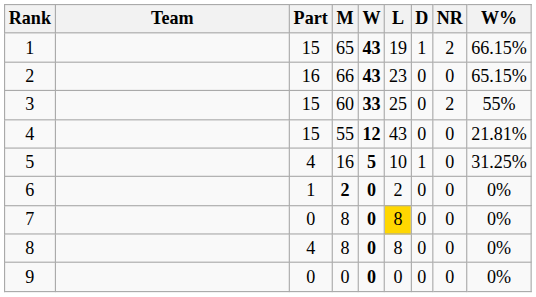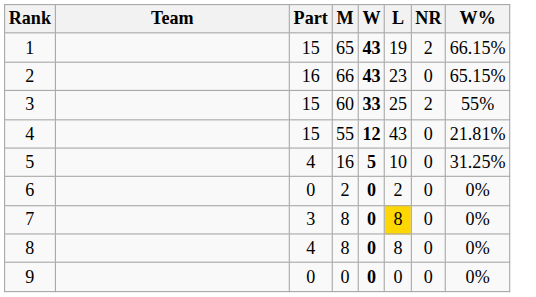- column: (422, 18)
(311, 190) 1 -> (311, 190) 0
(345, 190) bold -> (345, 190) normal
(311, 219) 0 -> (311, 219) 3
